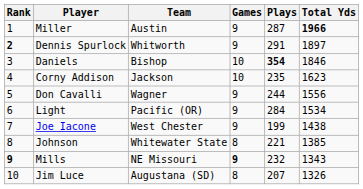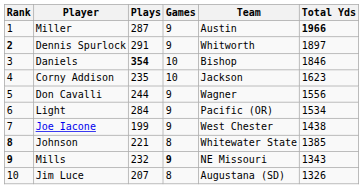columns swapped: (179, 13) <-> (282, 13)
(10, 143) normal -> (10, 143) bold
